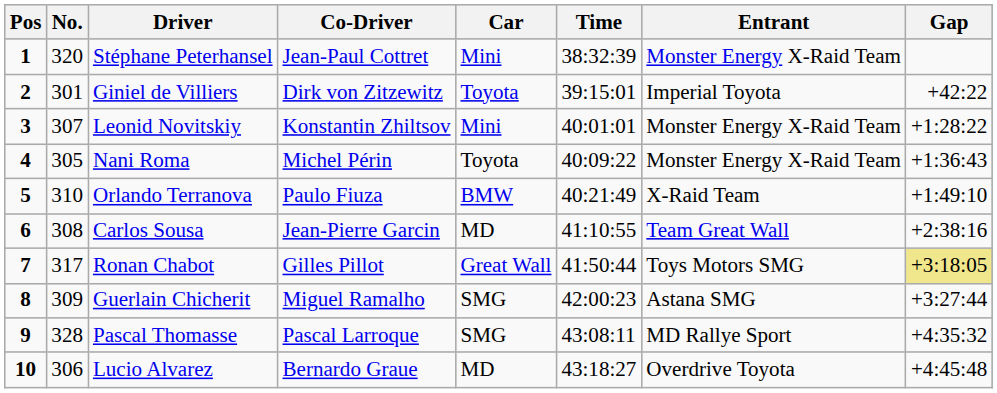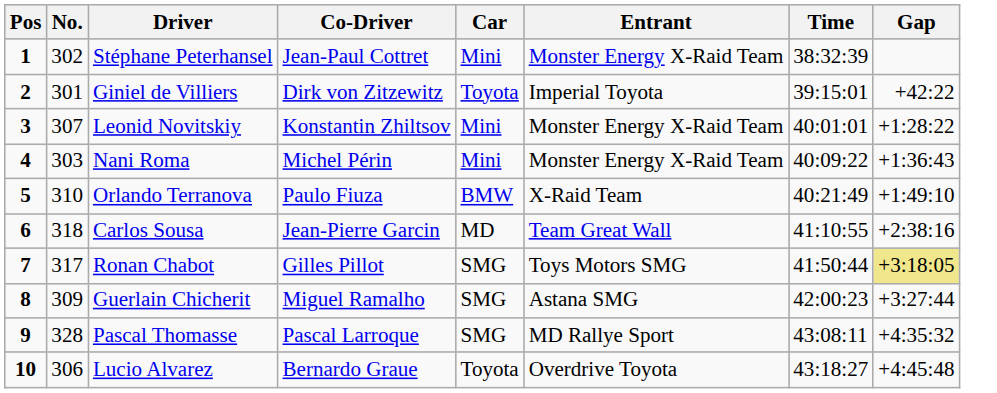columns swapped: (774, 21) <-> (599, 21)
(67, 56) 320 -> (67, 56) 302
(67, 160) 305 -> (67, 160) 303
(490, 160) Toyota -> (481, 160) Mini
(67, 230) 308 -> (67, 230) 318
(506, 264) Great Wall -> (483, 264) SMG
(477, 369) MD -> (490, 369) Toyota
